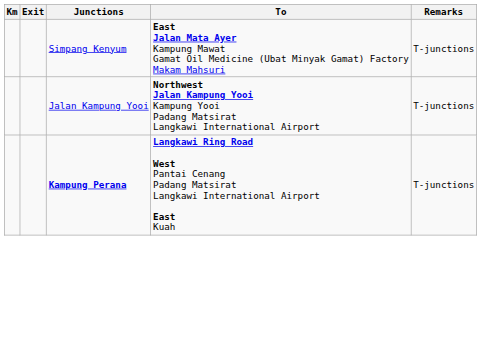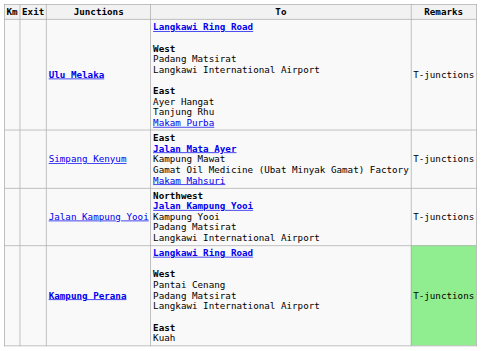+ row: (76, 75)
(444, 185) no background -> (444, 296) lightgreen background
